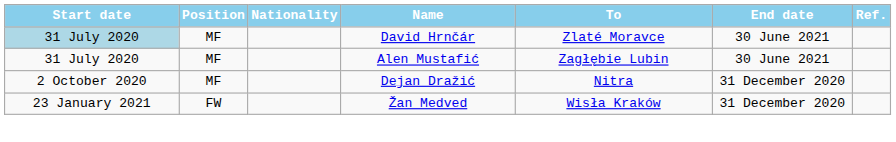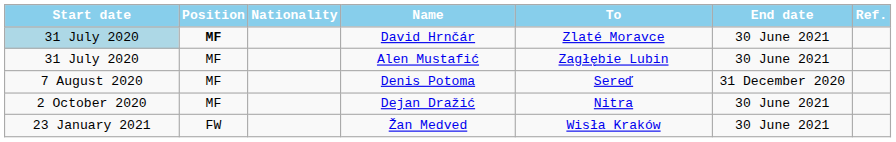(213, 37) normal -> (213, 37) bold
+ row: (428, 81)
(782, 81) 31 December 2020 -> (782, 103) 30 June 2021
(782, 103) 31 December 2020 -> (782, 125) 30 June 2021
